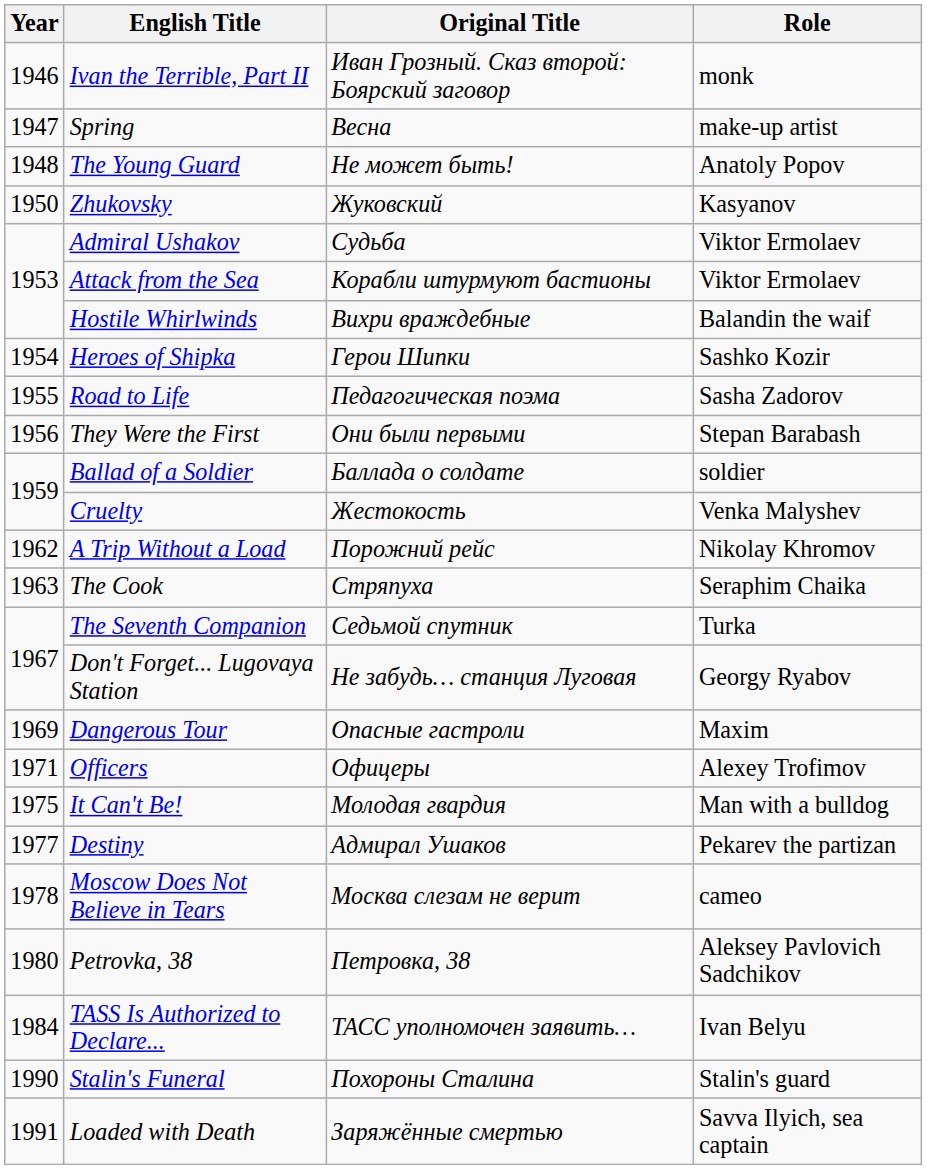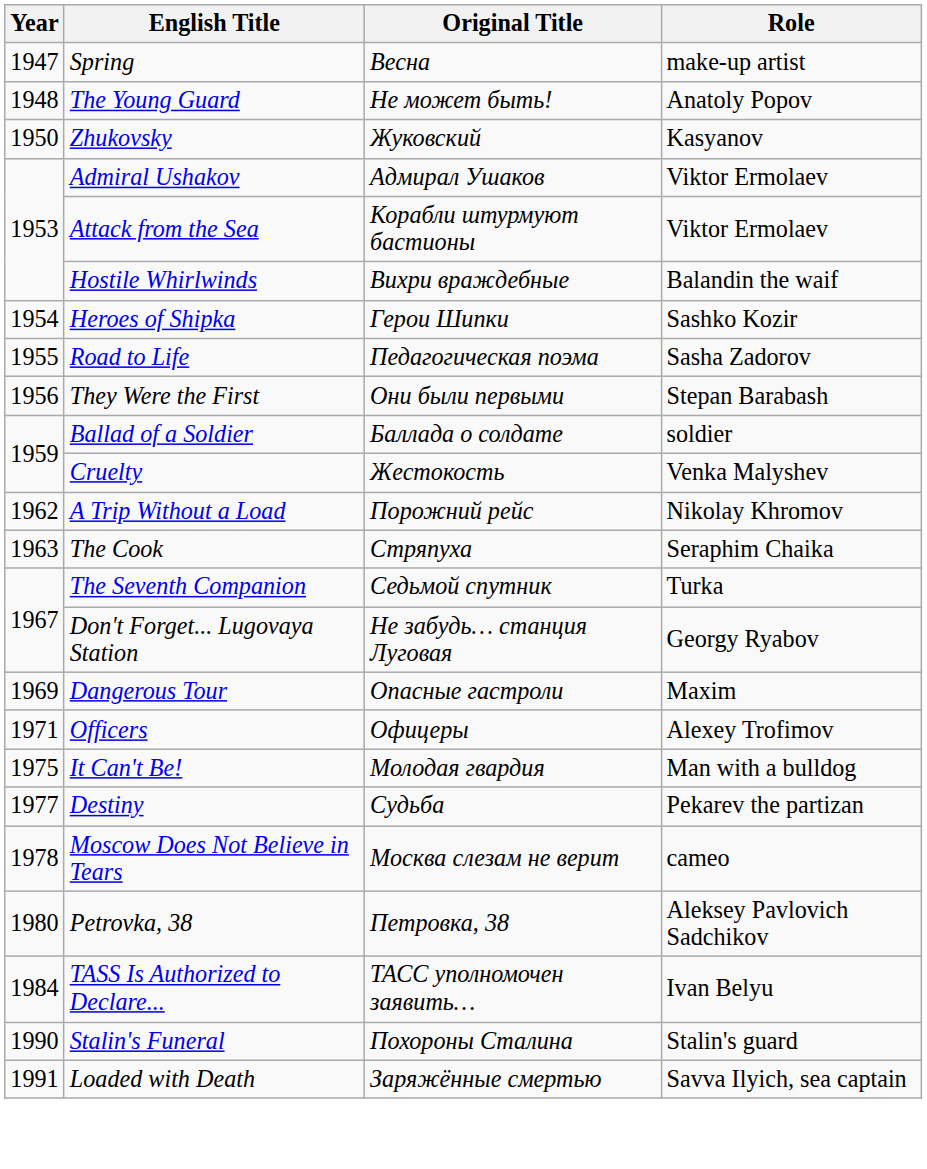- row: (189, 75)
(368, 242) Судьба -> (457, 176) Адмирал Ушаков
(419, 844) Адмирал Ушаков -> (407, 806) Судьба
